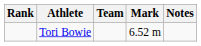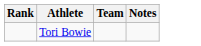- column: (145, 13)
